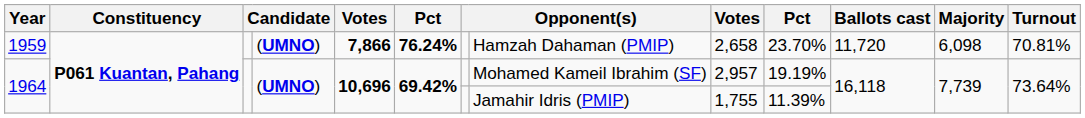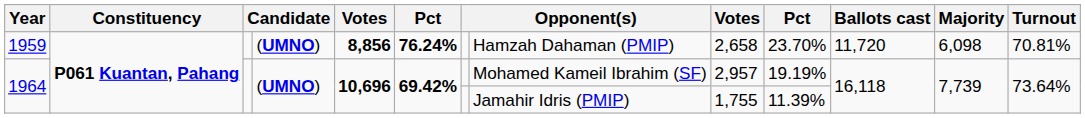(369, 45) 7,866 -> (369, 45) 8,856
